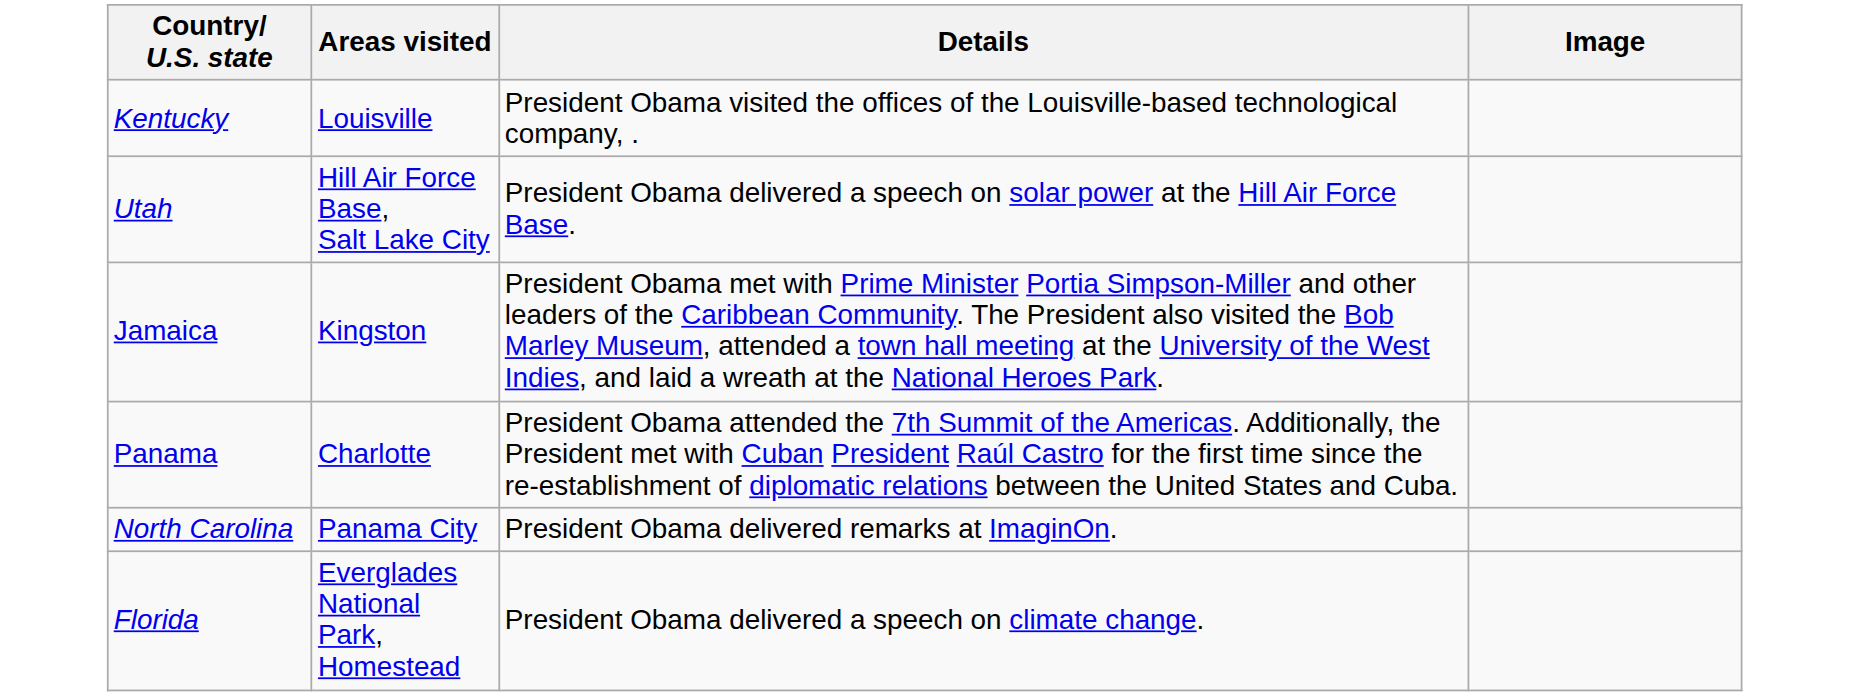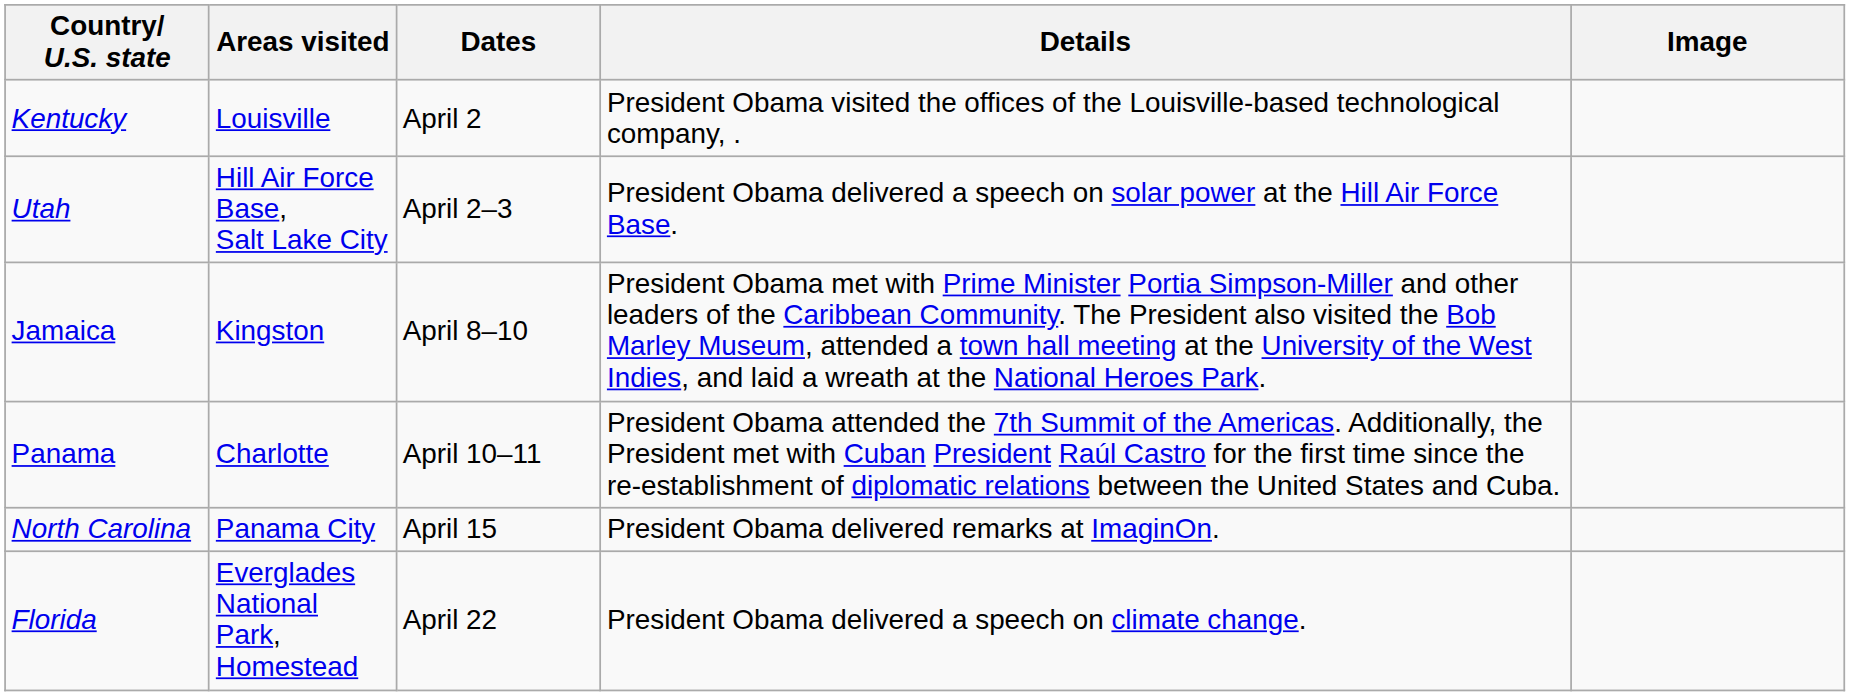+ column: (498, 42)
